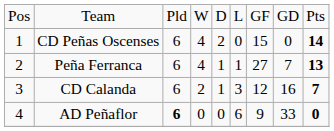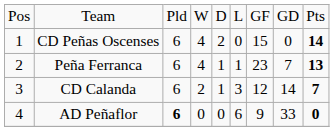(260, 65) 27 -> (260, 65) 23
(288, 89) 16 -> (288, 89) 14
